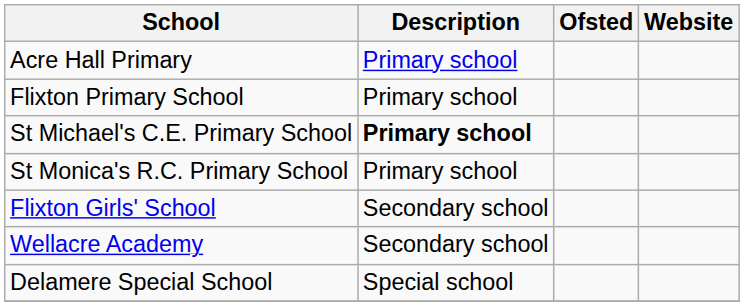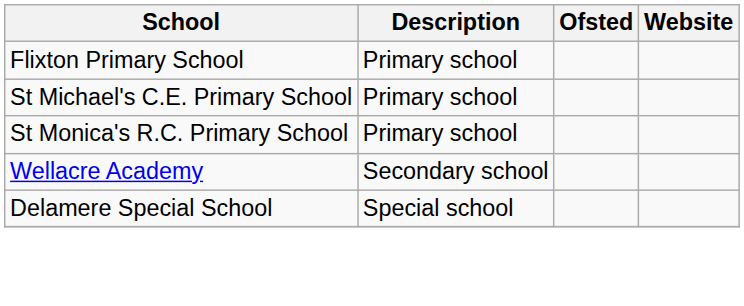- row: (101, 60)
(447, 134) bold -> (440, 97) normal
- row: (113, 208)
